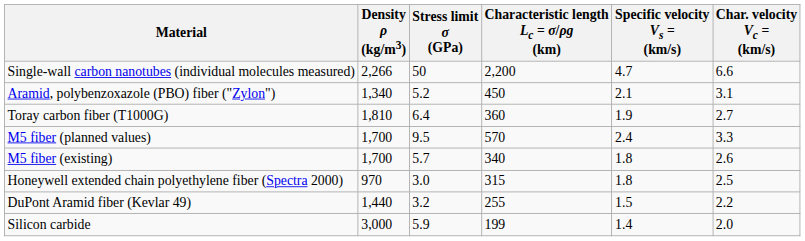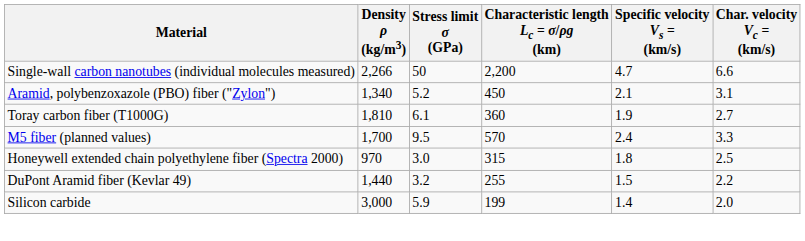(421, 115) 6.4 -> (421, 115) 6.1
- row: (60, 159)
